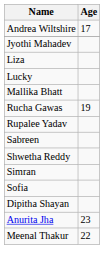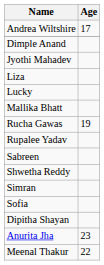+ row: (36, 44)
